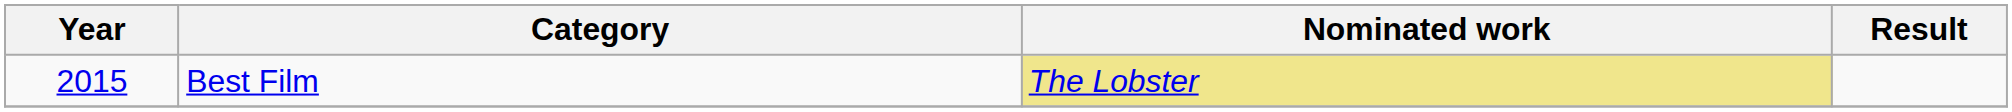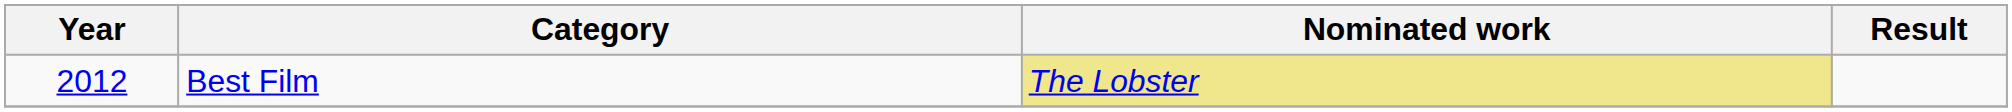(92, 80) 2015 -> (92, 80) 2012
